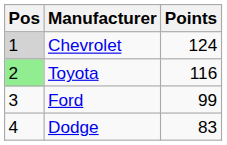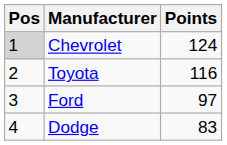(13, 73) lightgreen background -> (13, 73) no background
(208, 100) 99 -> (208, 100) 97
